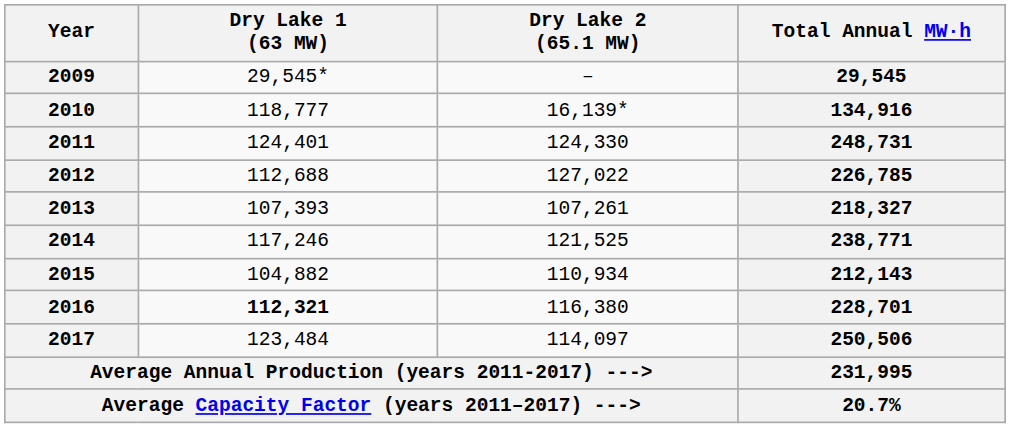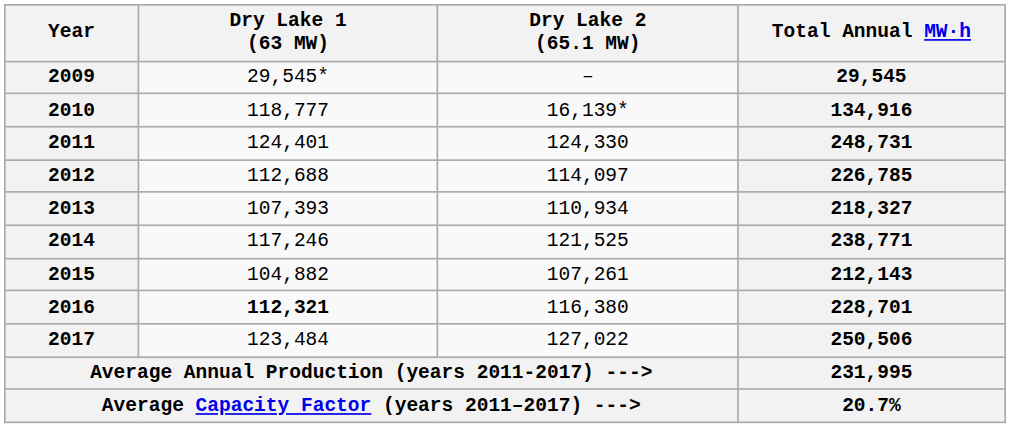(588, 176) 127,022 -> (588, 176) 114,097
(588, 208) 107,261 -> (588, 208) 110,934
(588, 274) 110,934 -> (588, 274) 107,261
(588, 340) 114,097 -> (588, 340) 127,022
